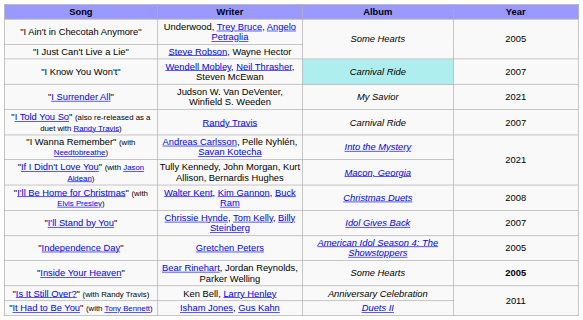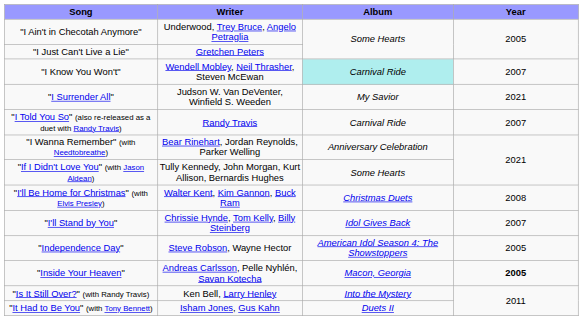(230, 52) Steve Robson, Wayne Hector -> (230, 52) Gretchen Peters
(230, 147) Andreas Carlsson, Pelle Nyhlén, Savan Kotecha -> (230, 147) Bear Rinehart, Jordan Reynolds, Parker Welling
(378, 147) Into the Mystery -> (378, 147) Anniversary Celebration
(378, 172) Macon, Georgia -> (378, 172) Some Hearts
(230, 248) Gretchen Peters -> (230, 248) Steve Robson, Wayne Hector
(230, 273) Bear Rinehart, Jordan Reynolds, Parker Welling -> (230, 273) Andreas Carlsson, Pelle Nyhlén, Savan Kotecha
(378, 273) Some Hearts -> (378, 273) Macon, Georgia
(378, 293) Anniversary Celebration -> (378, 293) Into the Mystery
